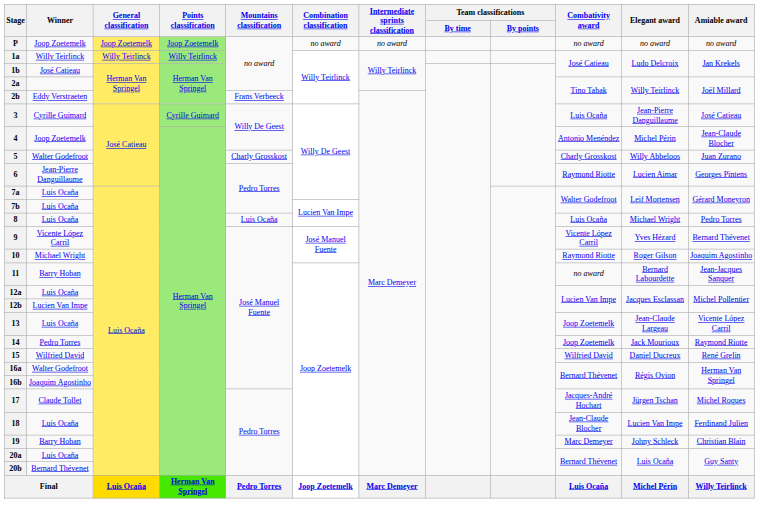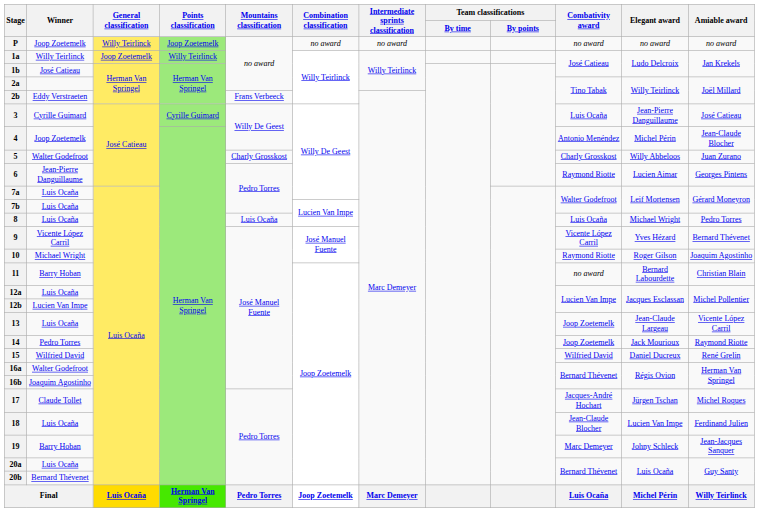(126, 44) Joop Zoetemelk -> (126, 44) Willy Teirlinck
(126, 57) Willy Teirlinck -> (126, 57) Joop Zoetemelk
(721, 274) Jean-Jacques Sanquer -> (721, 274) Christian Blain
(721, 442) Christian Blain -> (721, 447) Jean-Jacques Sanquer
